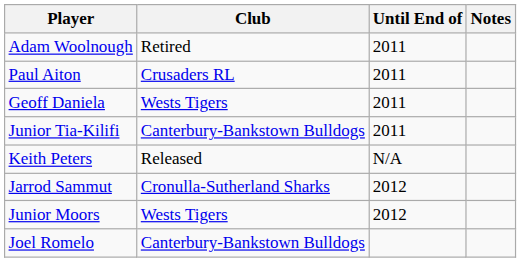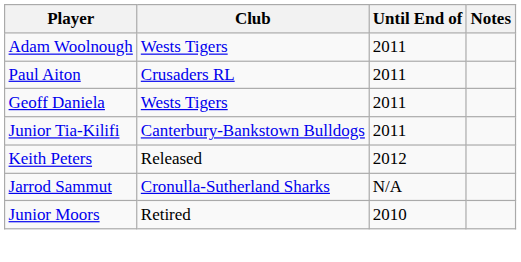(166, 46) Retired -> (184, 46) Wests Tigers
(387, 159) N/A -> (390, 159) 2012
(390, 187) 2012 -> (387, 187) N/A
(184, 215) Wests Tigers -> (166, 215) Retired
(390, 215) 2012 -> (390, 215) 2010
- row: (51, 243)
